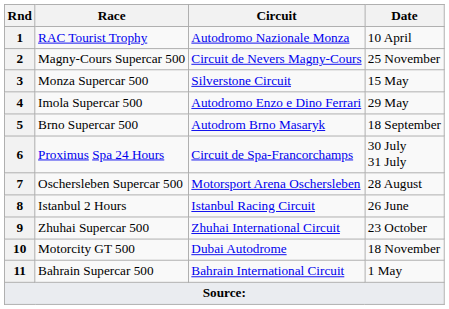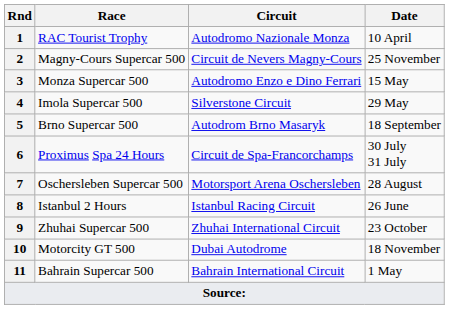(241, 81) Silverstone Circuit -> (276, 81) Autodromo Enzo e Dino Ferrari
(276, 103) Autodromo Enzo e Dino Ferrari -> (241, 103) Silverstone Circuit
